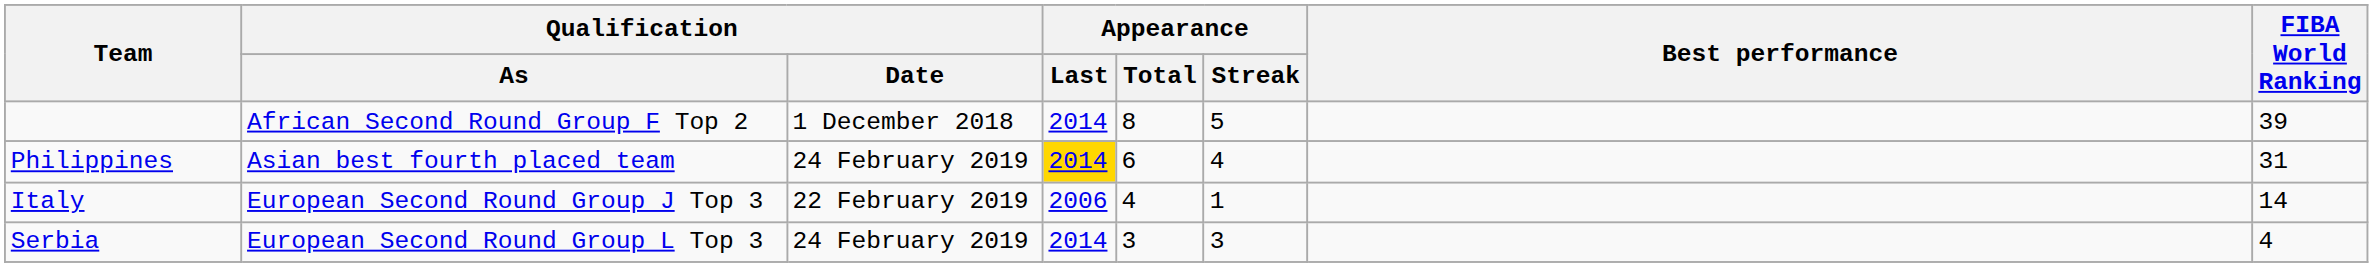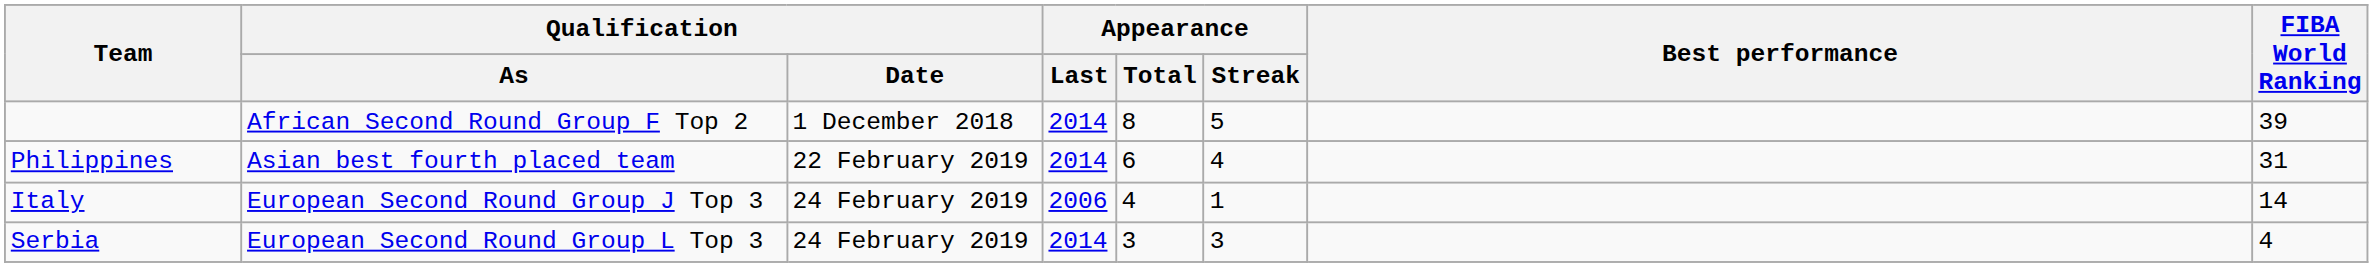(911, 162) 24 February 2019 -> (911, 162) 22 February 2019
(1078, 162) gold background -> (1078, 162) no background
(911, 202) 22 February 2019 -> (911, 202) 24 February 2019
